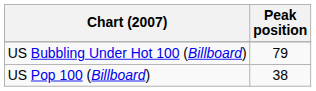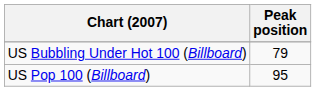(280, 75) 38 -> (280, 75) 95
